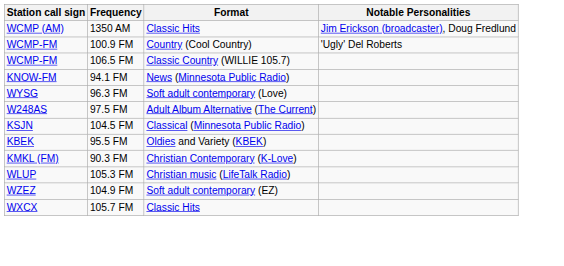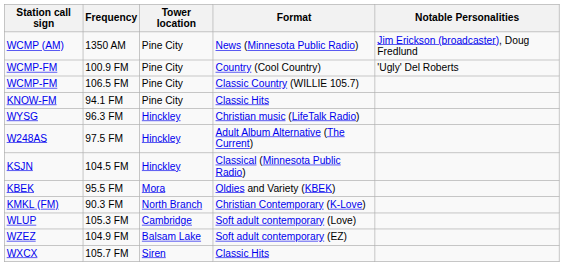+ column: (176, 18)
(173, 28) Classic Hits -> (287, 46) News (Minnesota Public Radio)
(218, 77) News (Minnesota Public Radio) -> (242, 100) Classic Hits
(217, 93) Soft adult contemporary (Love) -> (288, 116) Christian music (LifeTalk Radio)
(218, 175) Christian music (LifeTalk Radio) -> (286, 221) Soft adult contemporary (Love)
